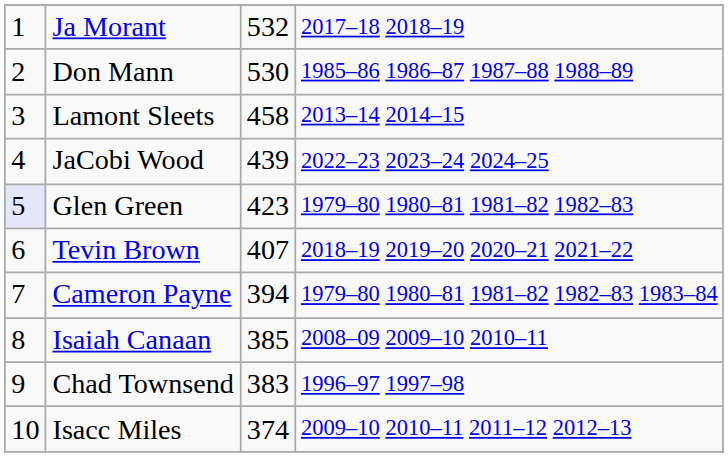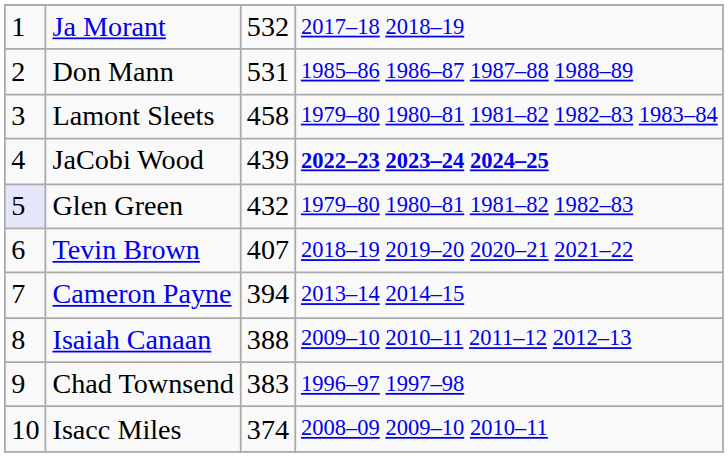(268, 71) 530 -> (268, 71) 531
(383, 116) 2013–14 2014–15 -> (509, 116) 1979–80 1980–81 1981–82 1982–83 1983–84
(425, 160) normal -> (425, 160) bold
(268, 205) 423 -> (268, 205) 432
(509, 294) 1979–80 1980–81 1981–82 1982–83 1983–84 -> (383, 294) 2013–14 2014–15
(268, 339) 385 -> (268, 339) 388
(424, 339) 2008–09 2009–10 2010–11 -> (466, 339) 2009–10 2010–11 2011–12 2012–13
(466, 428) 2009–10 2010–11 2011–12 2012–13 -> (424, 428) 2008–09 2009–10 2010–11
